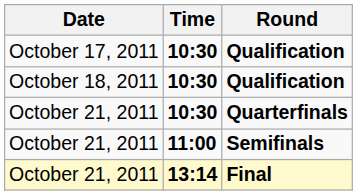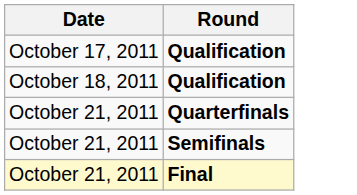- column: (192, 19)
